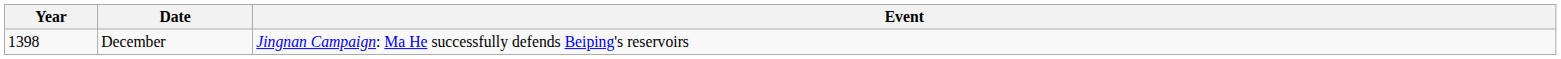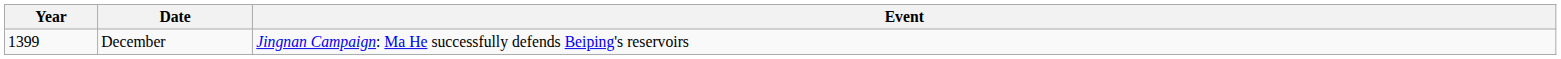(24, 41) 1398 -> (24, 41) 1399
